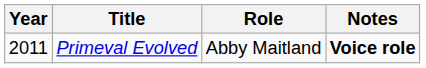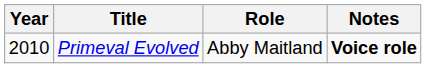(28, 47) 2011 -> (29, 47) 2010
